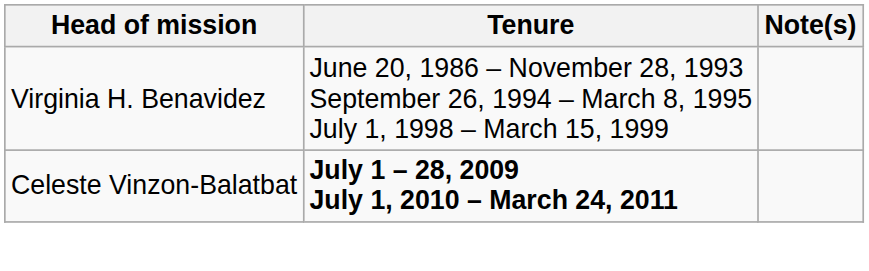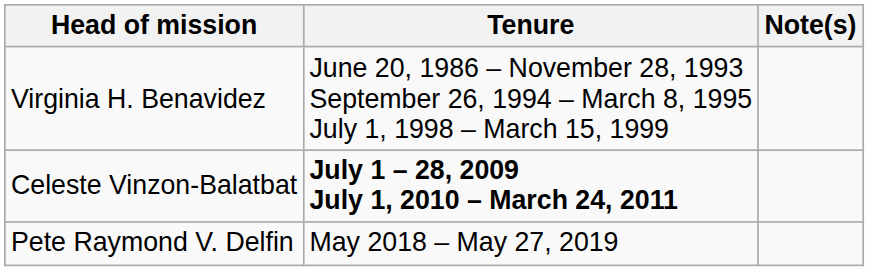+ row: (152, 242)
